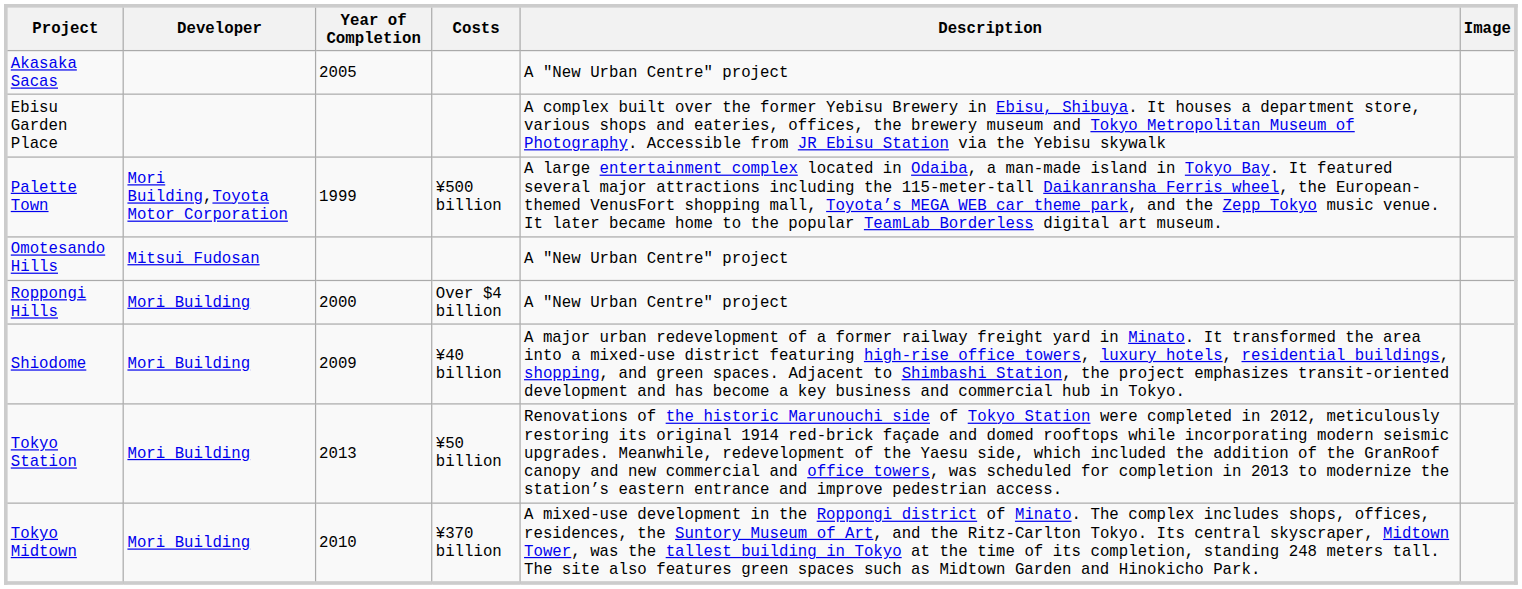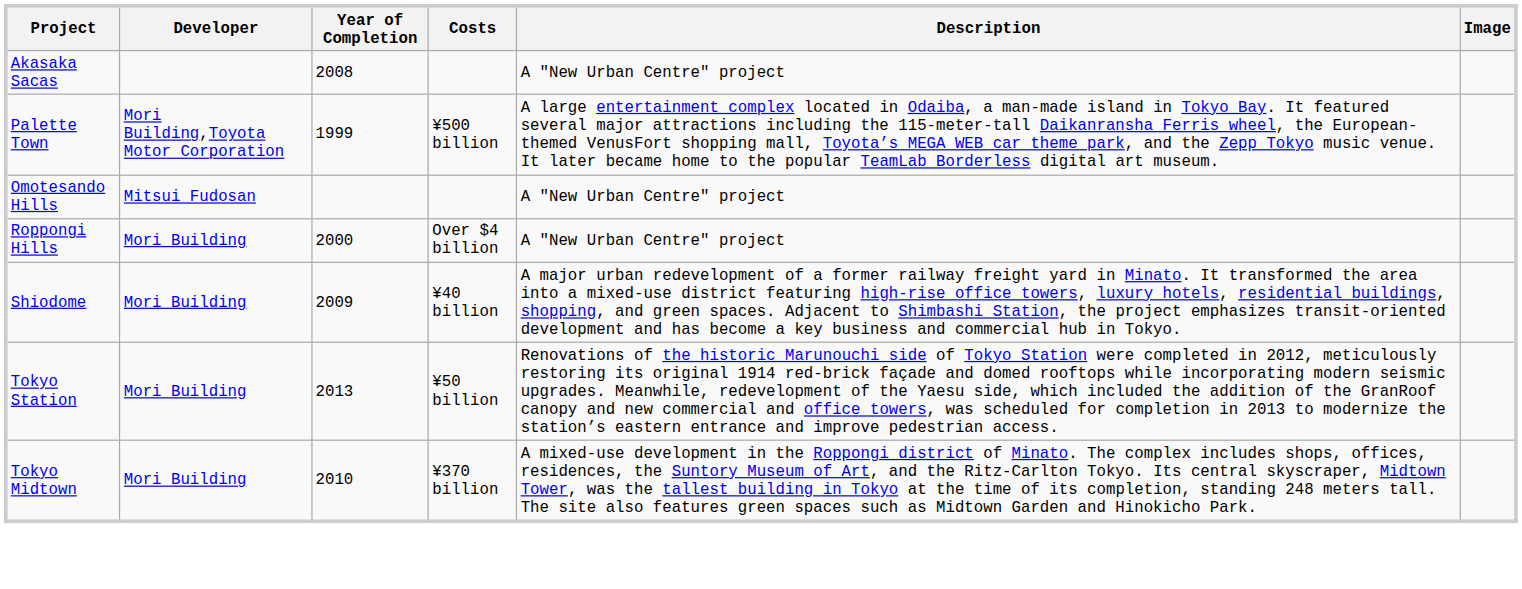(338, 73) 2005 -> (334, 73) 2008
- row: (39, 126)
